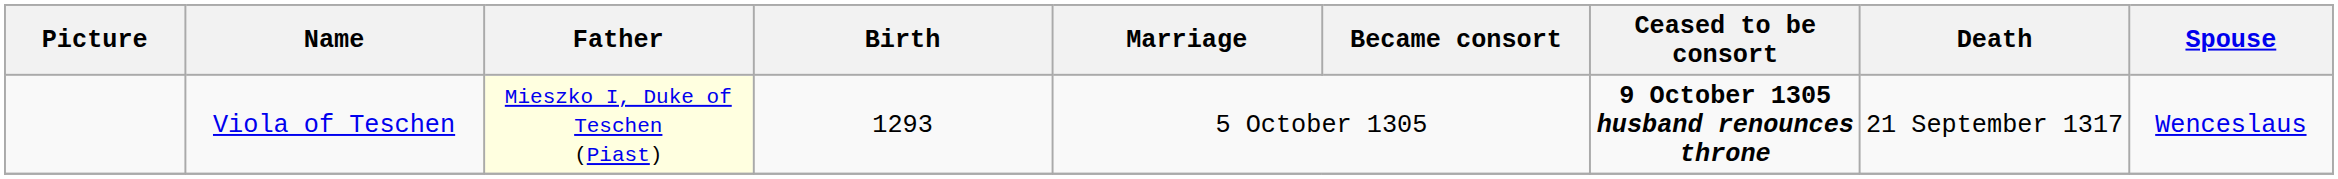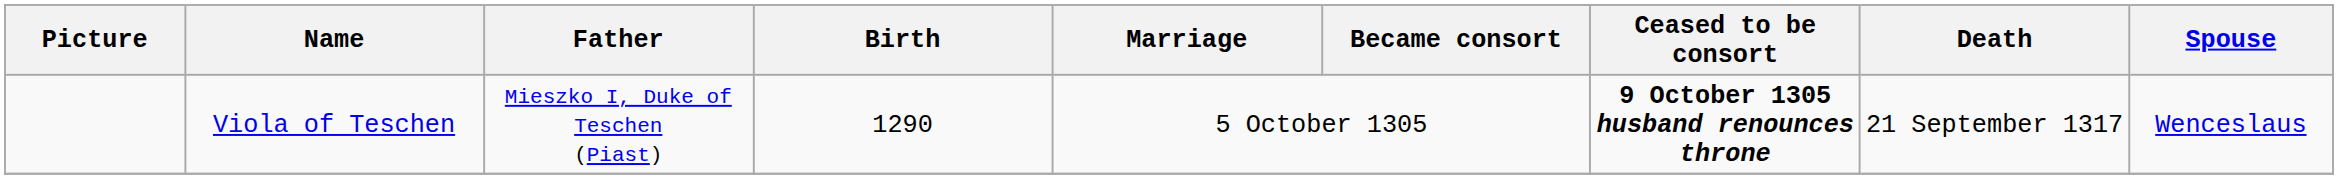(618, 126) lightyellow background -> (618, 126) no background
(903, 125) 1293 -> (903, 125) 1290
